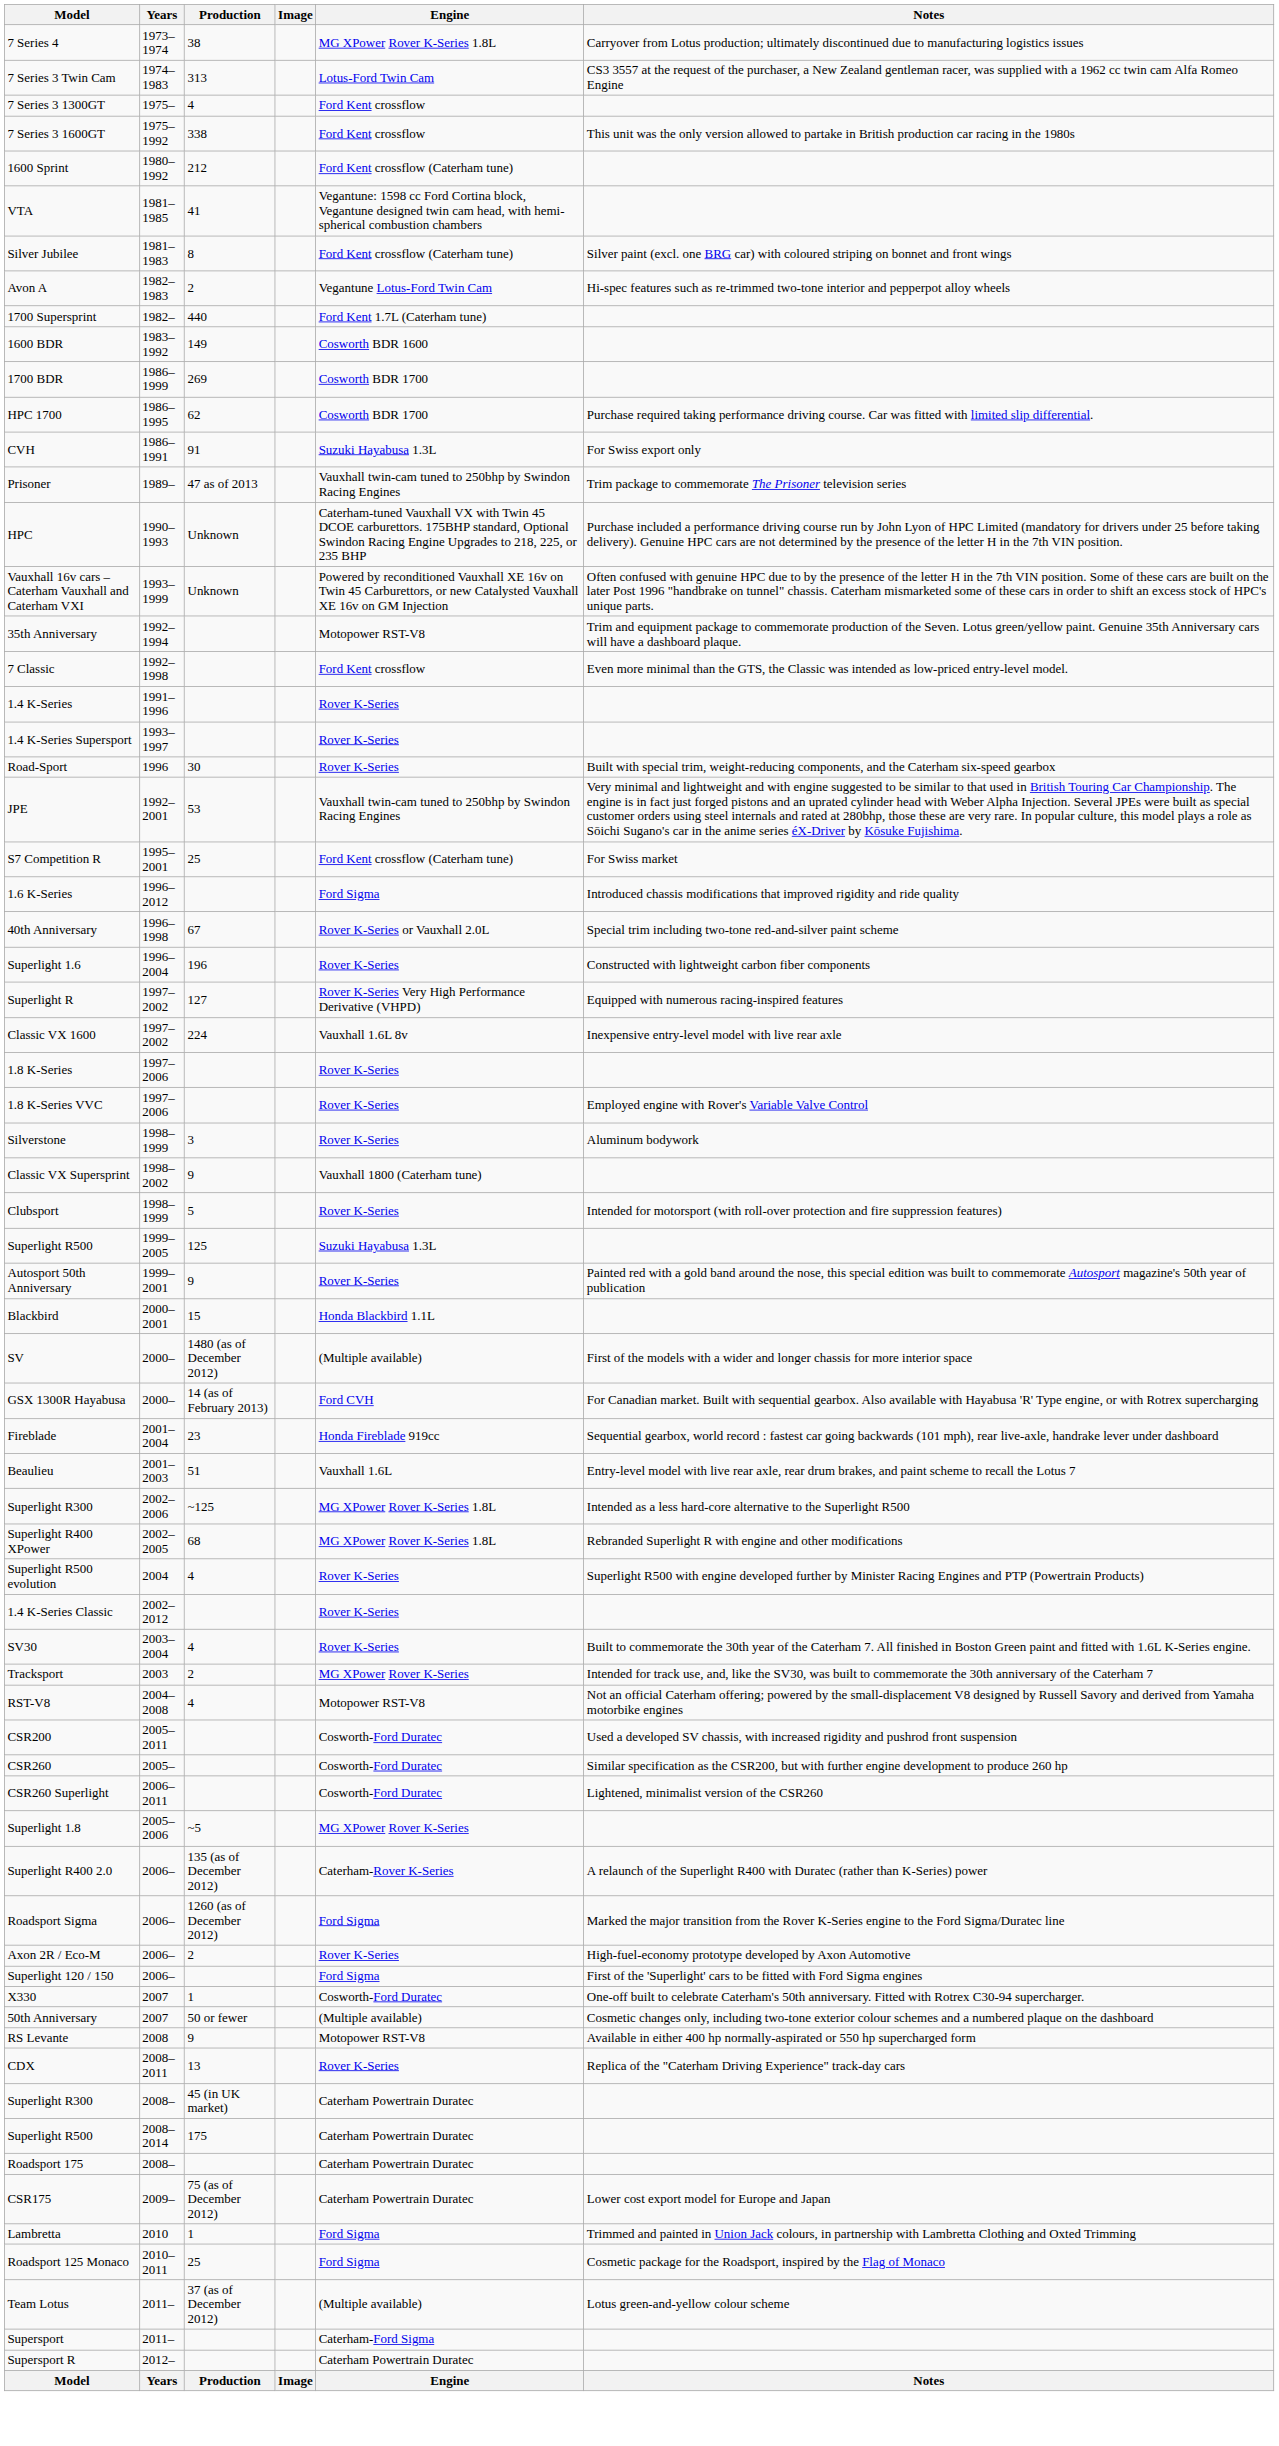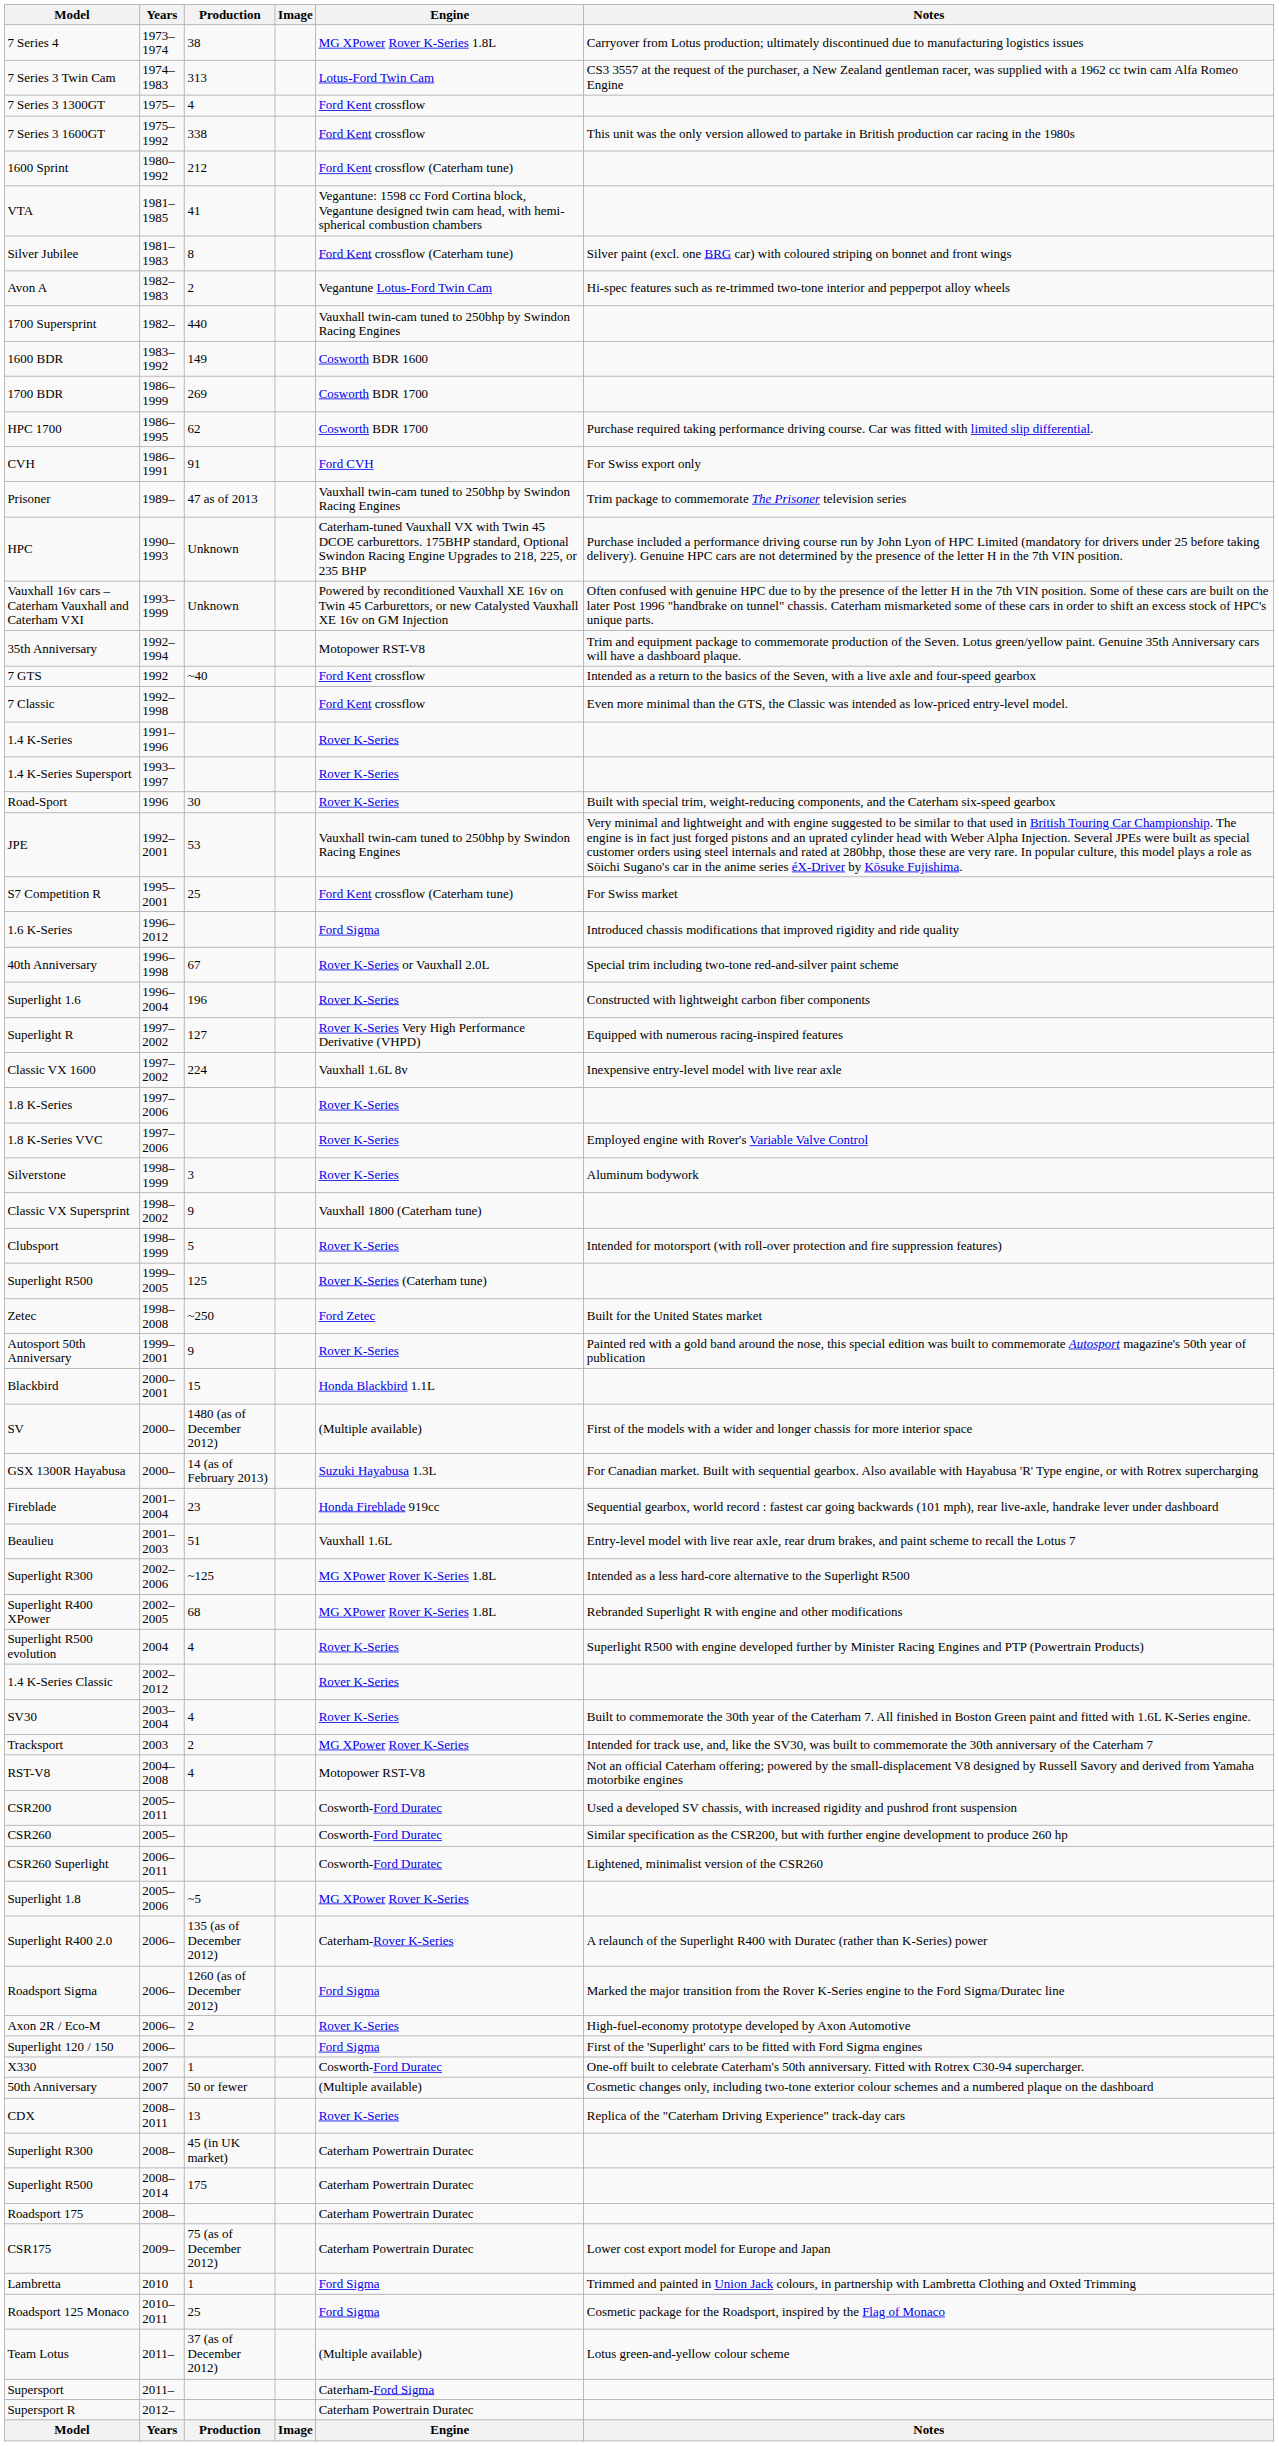(402, 316) Ford Kent 1.7L (Caterham tune) -> (444, 323) Vauxhall twin-cam tuned to 250bhp by Swindon Racing Engines
(377, 449) Suzuki Hayabusa 1.3L -> (346, 464) Ford CVH
+ row: (24, 676)
(377, 1245) Suzuki Hayabusa 1.3L -> (403, 1280) Rover K-Series (Caterham tune)
+ row: (22, 1316)
(346, 1400) Ford CVH -> (377, 1471) Suzuki Hayabusa 1.3L
- row: (38, 2037)
